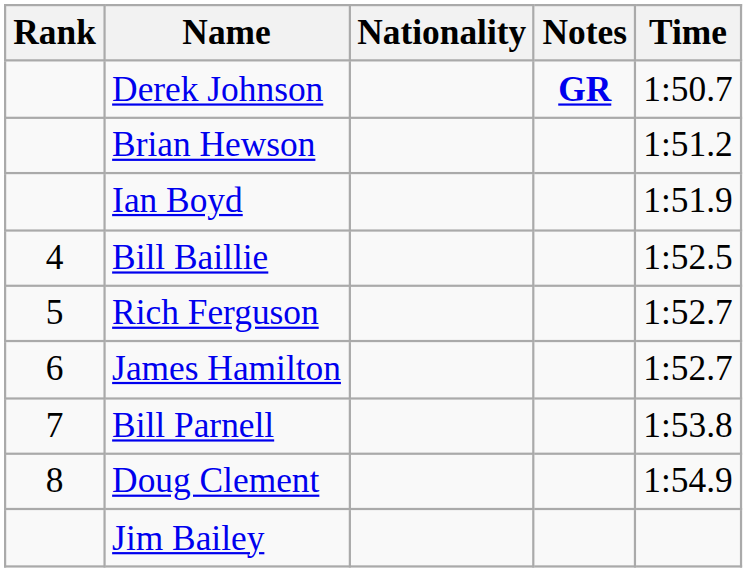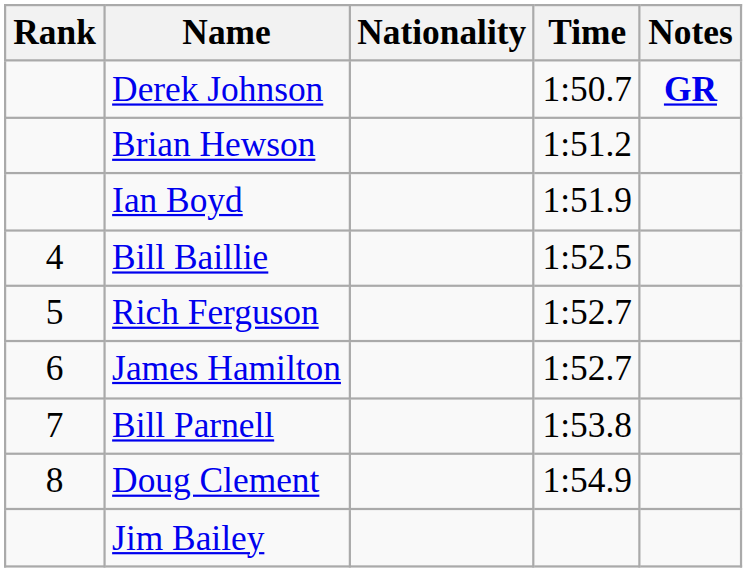columns swapped: (688, 32) <-> (585, 32)
